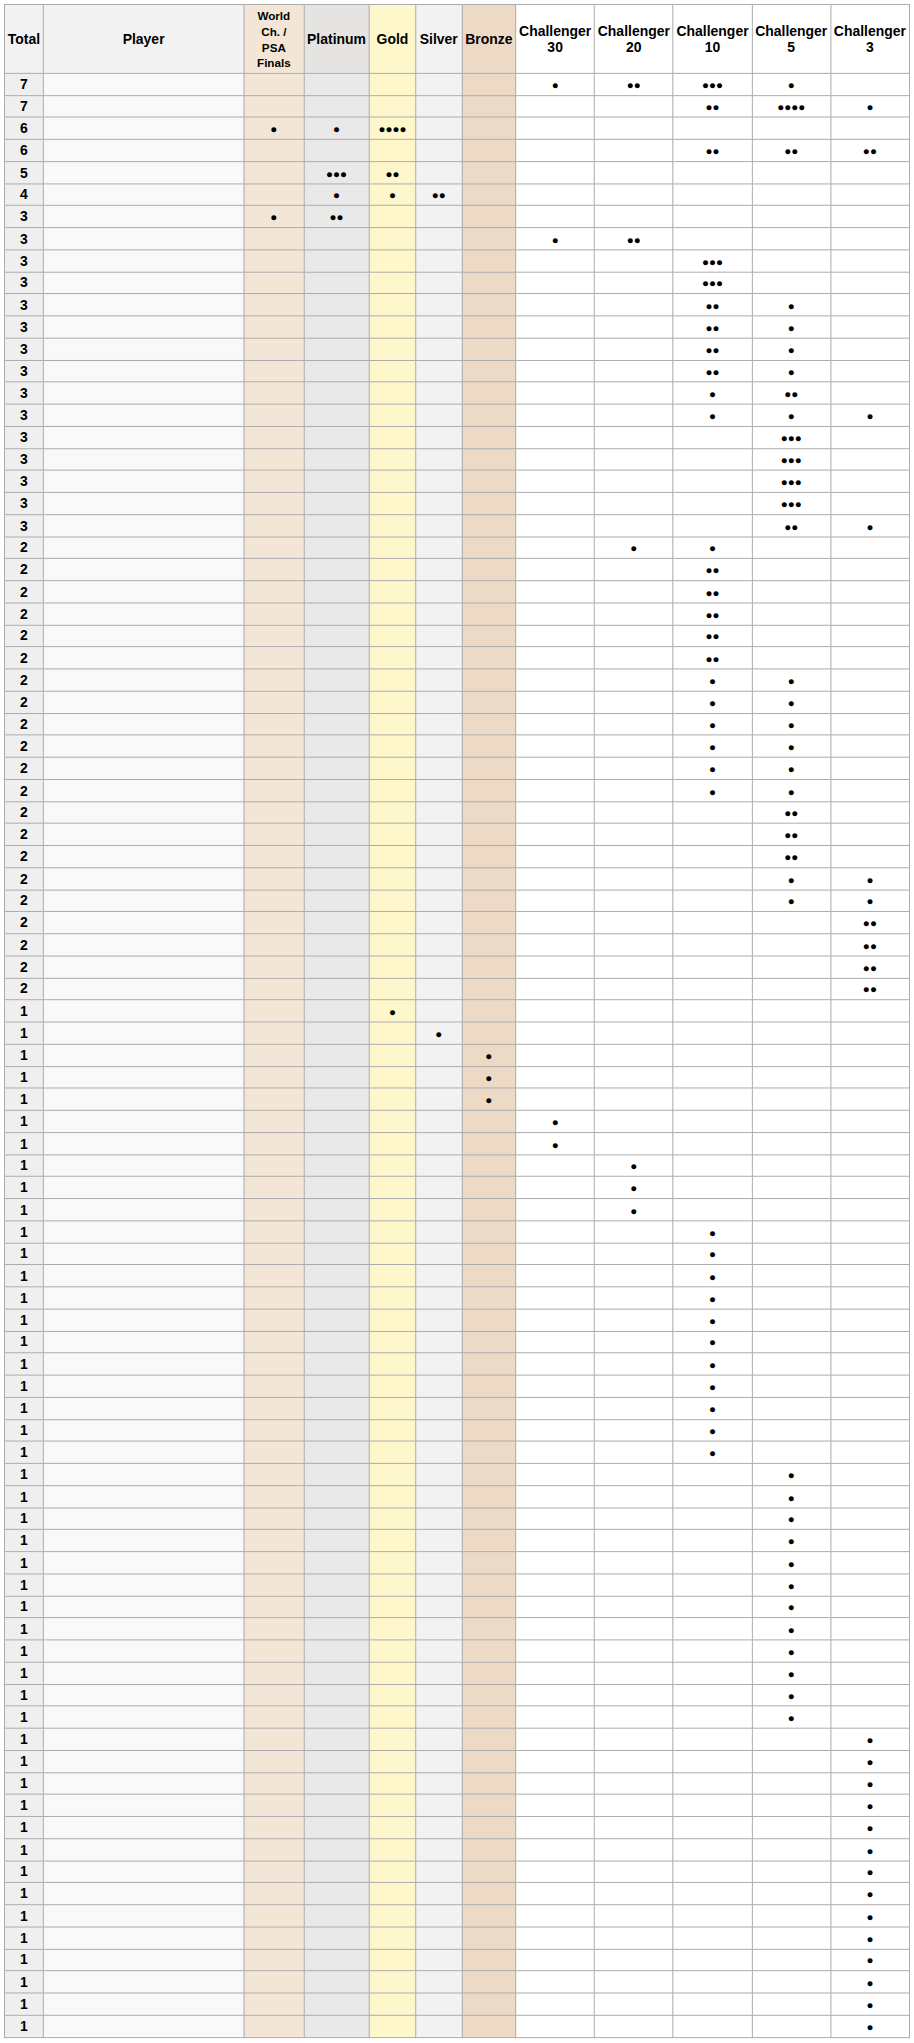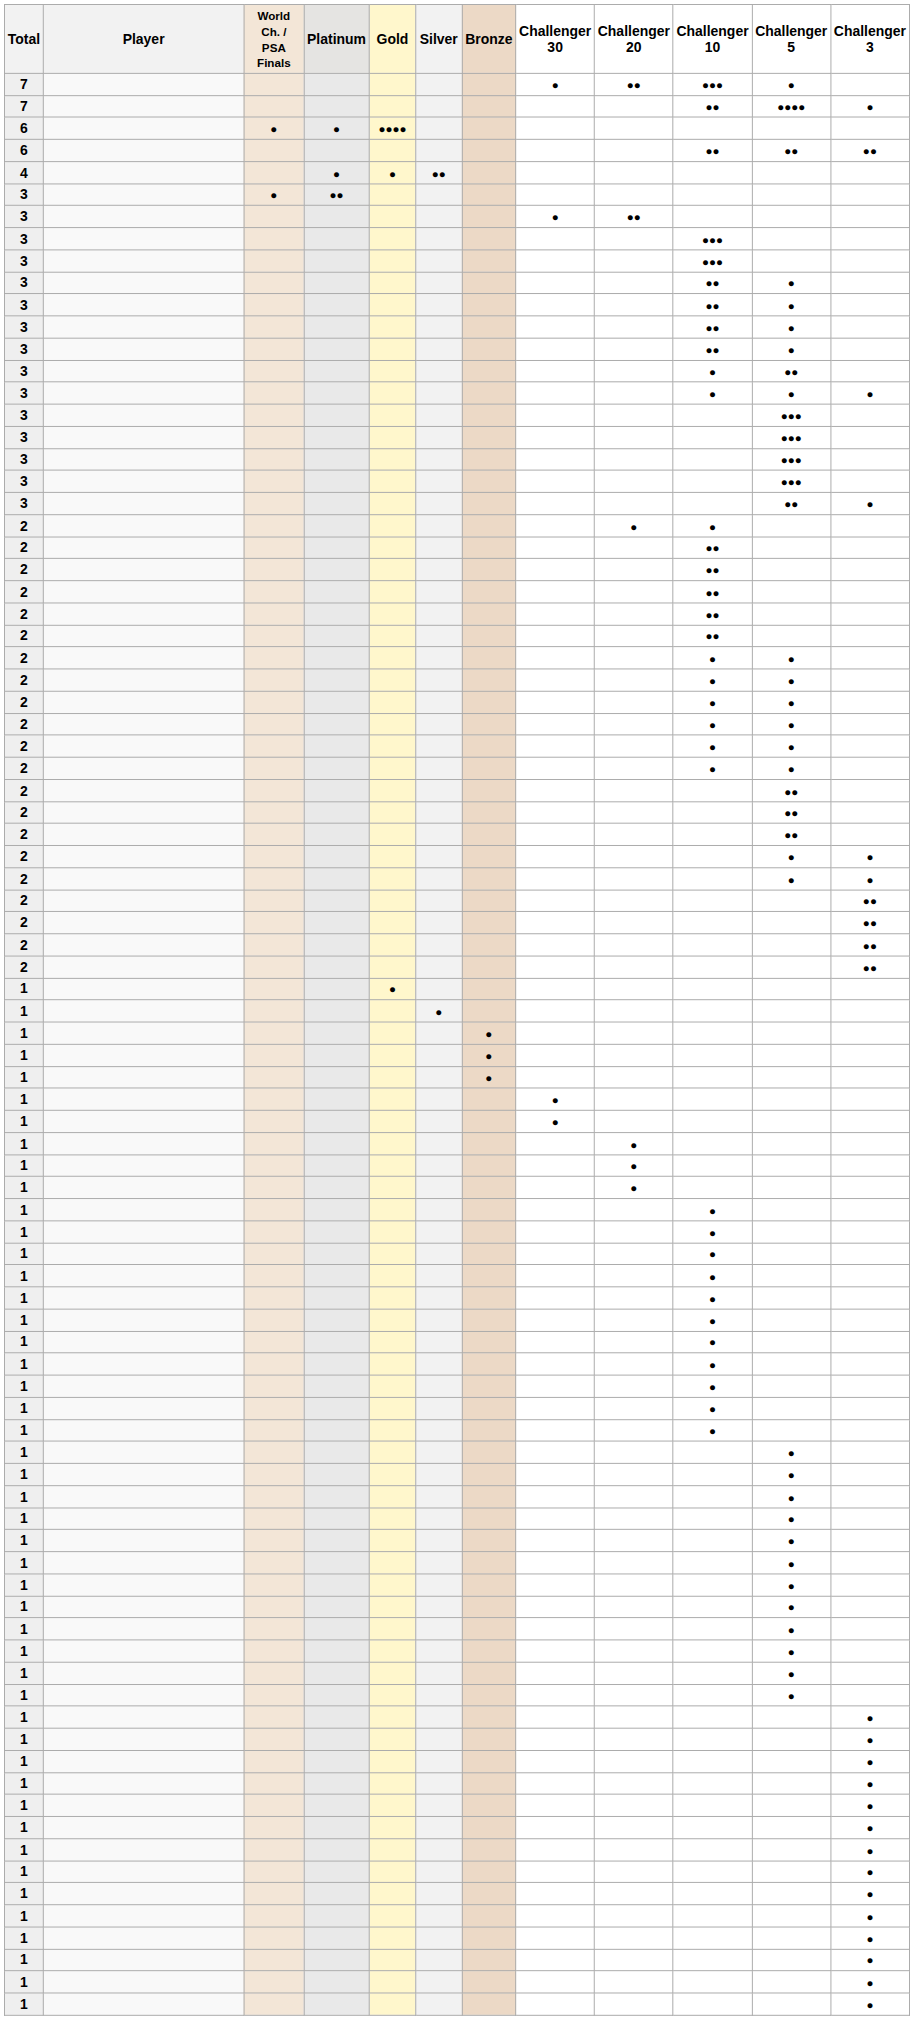- row: (24, 173)
